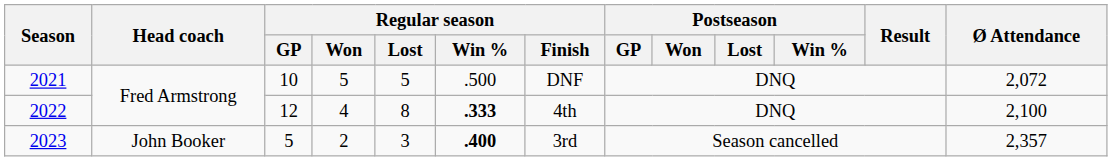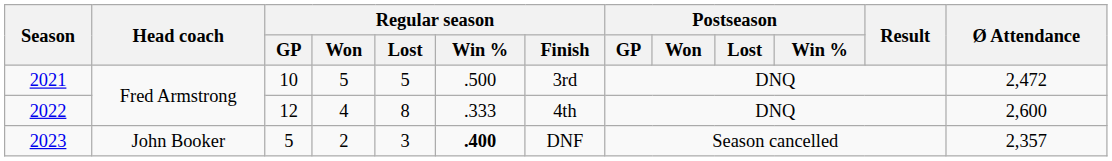(565, 80) DNF -> (565, 80) 3rd
(1026, 80) 2,072 -> (1026, 80) 2,472
(480, 110) bold -> (480, 110) normal
(1026, 110) 2,100 -> (1026, 110) 2,600
(565, 141) 3rd -> (565, 141) DNF
